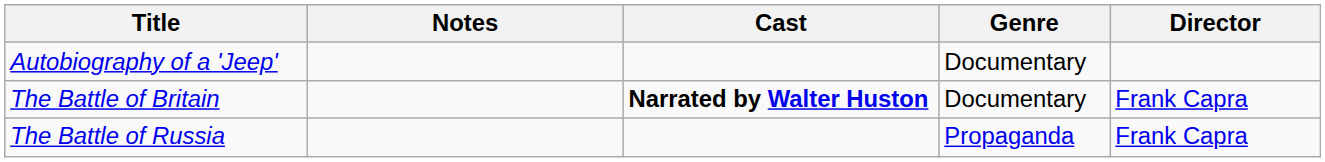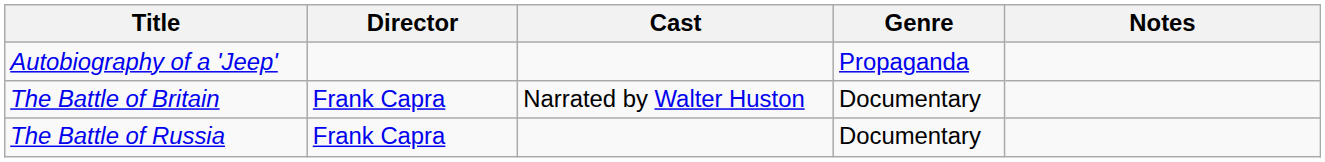columns swapped: (1215, 23) <-> (465, 23)
(1015, 61) Documentary -> (904, 61) Propaganda
(778, 99) bold -> (664, 99) normal
(1009, 136) Propaganda -> (910, 136) Documentary
